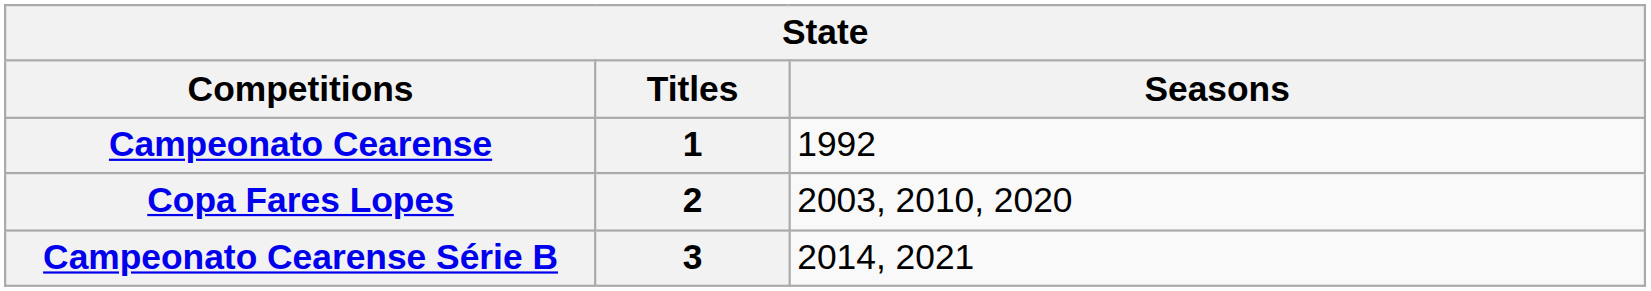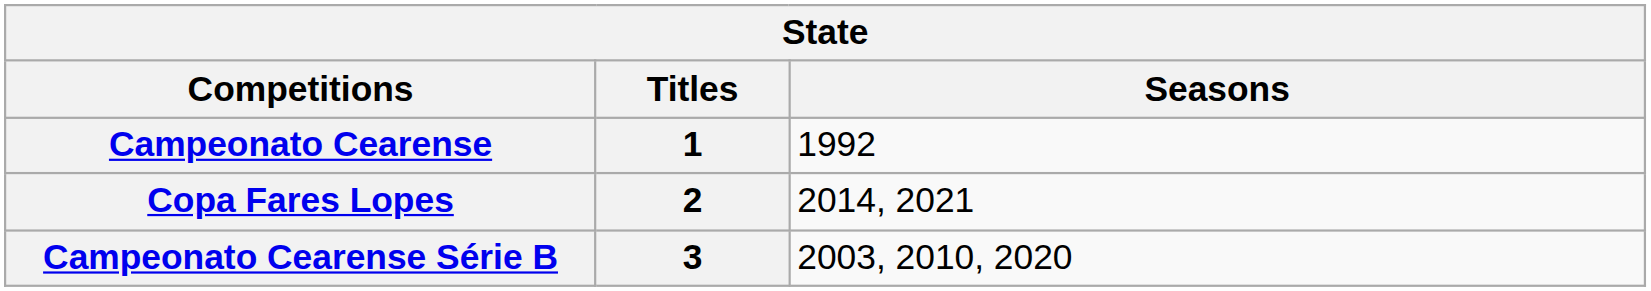(935, 200) 2003, 2010, 2020 -> (886, 200) 2014, 2021
(886, 256) 2014, 2021 -> (935, 256) 2003, 2010, 2020
